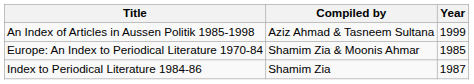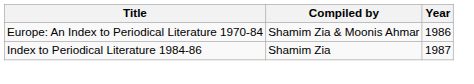- row: (131, 32)
(453, 50) 1985 -> (438, 32) 1986
